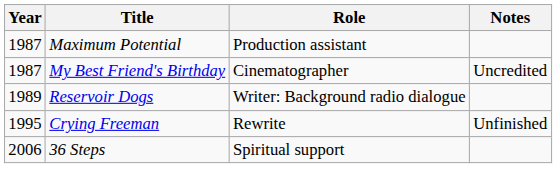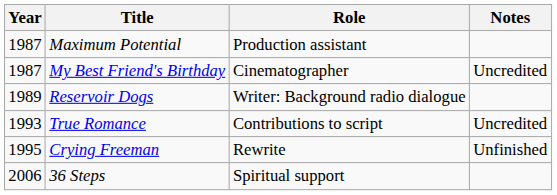+ row: (98, 123)
